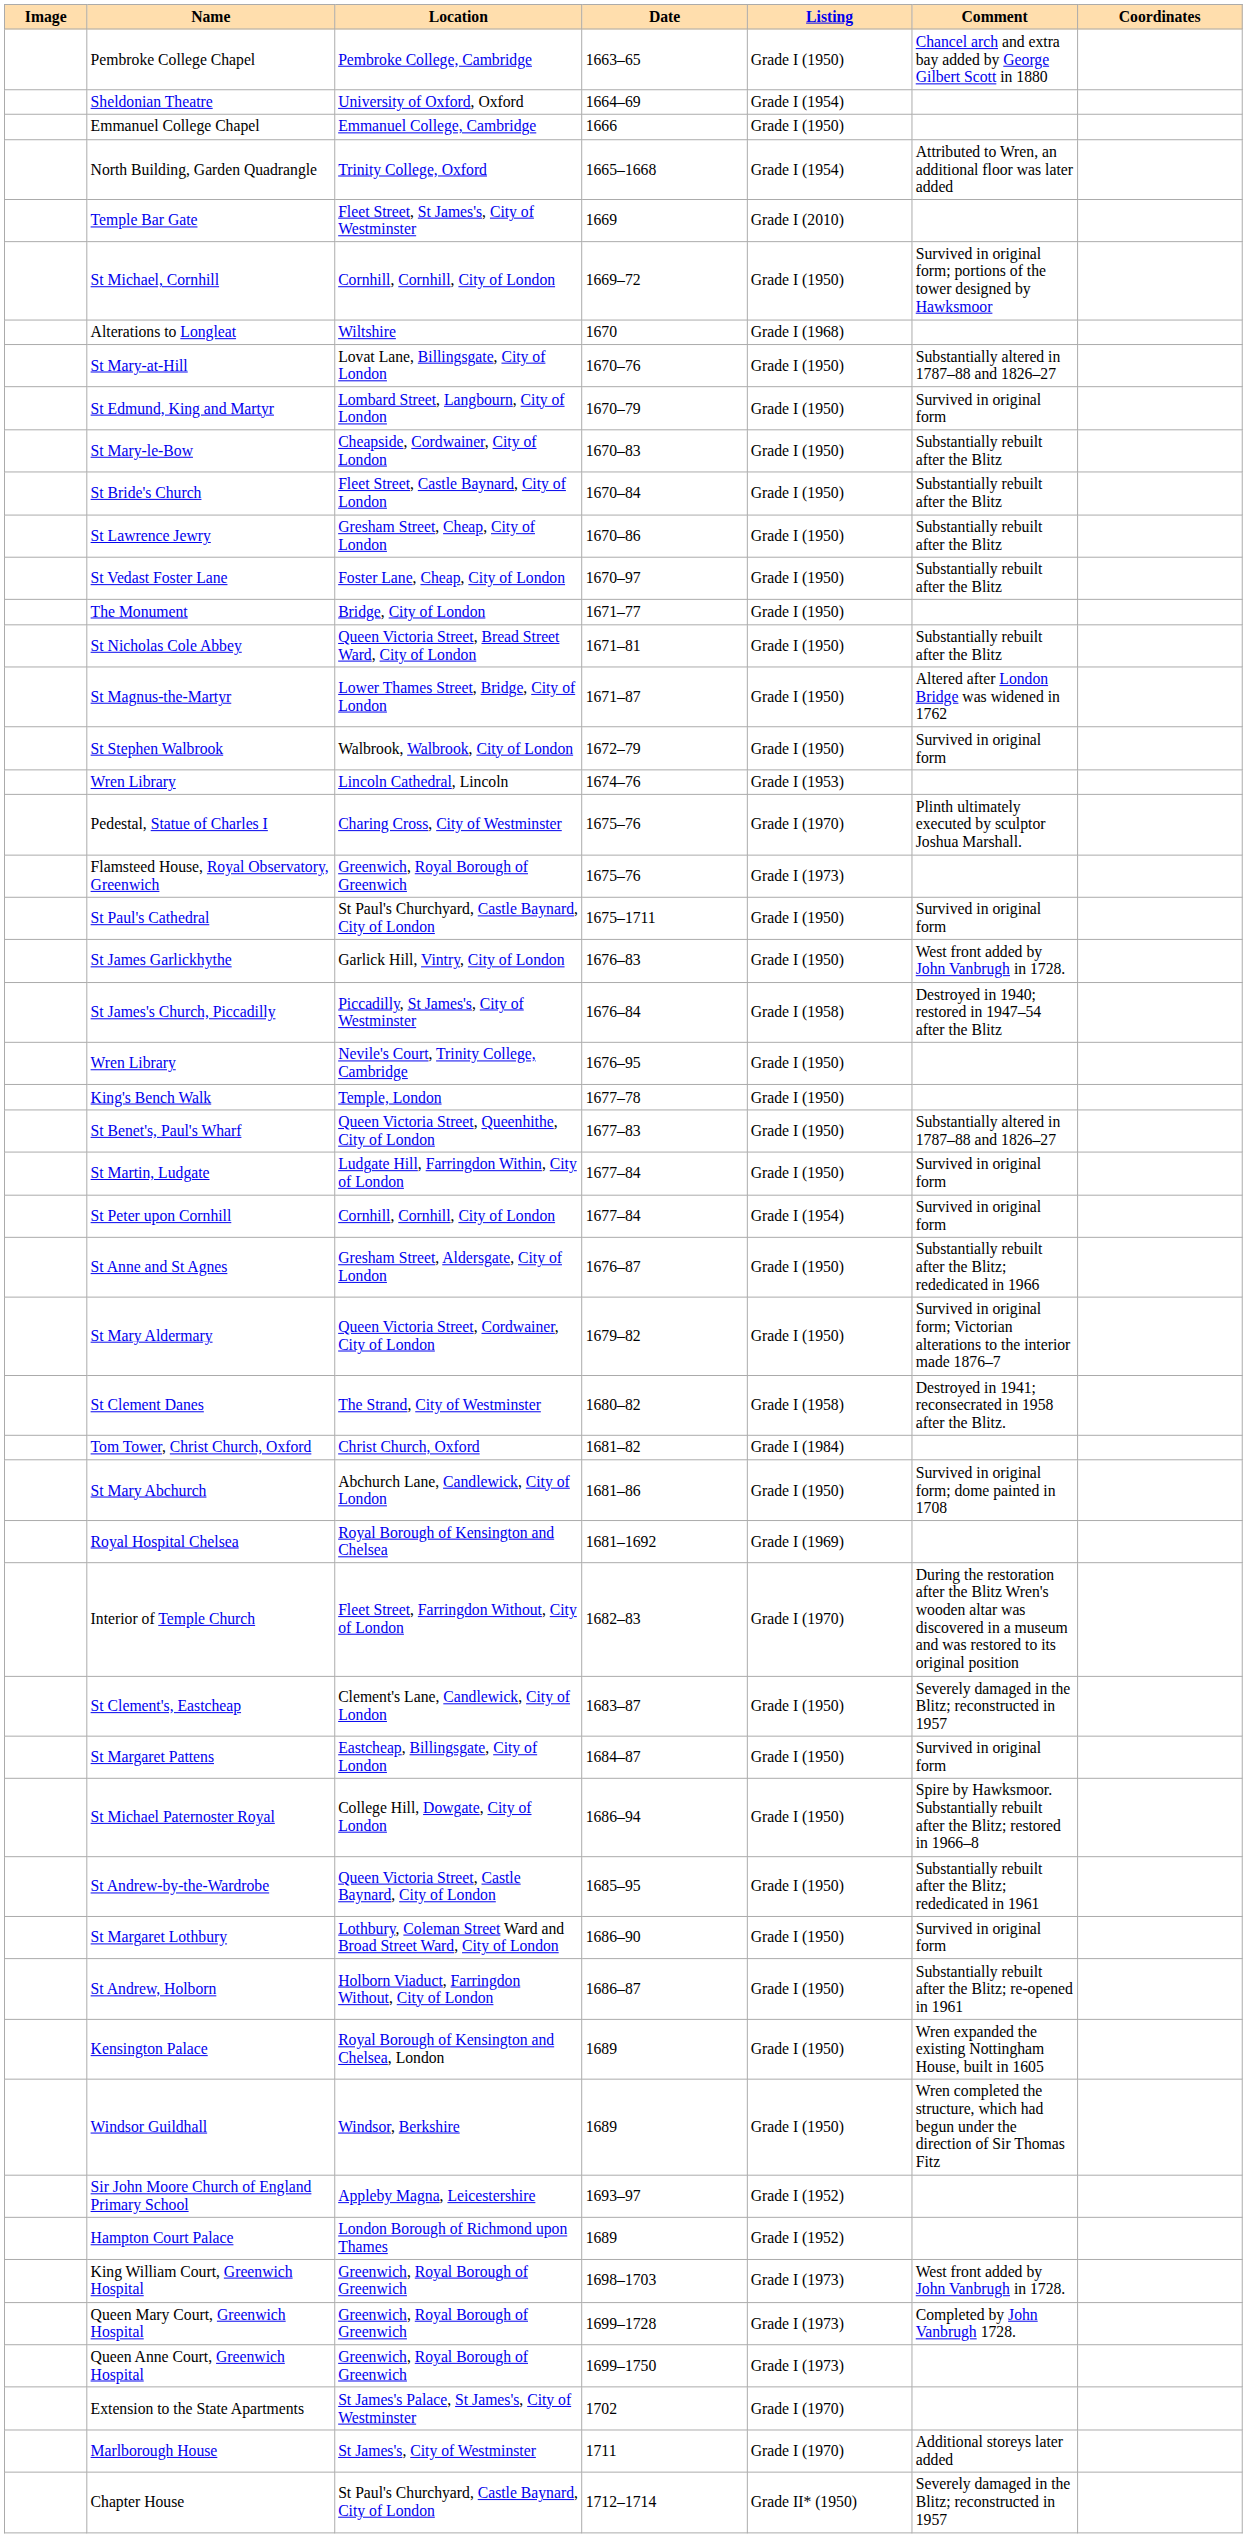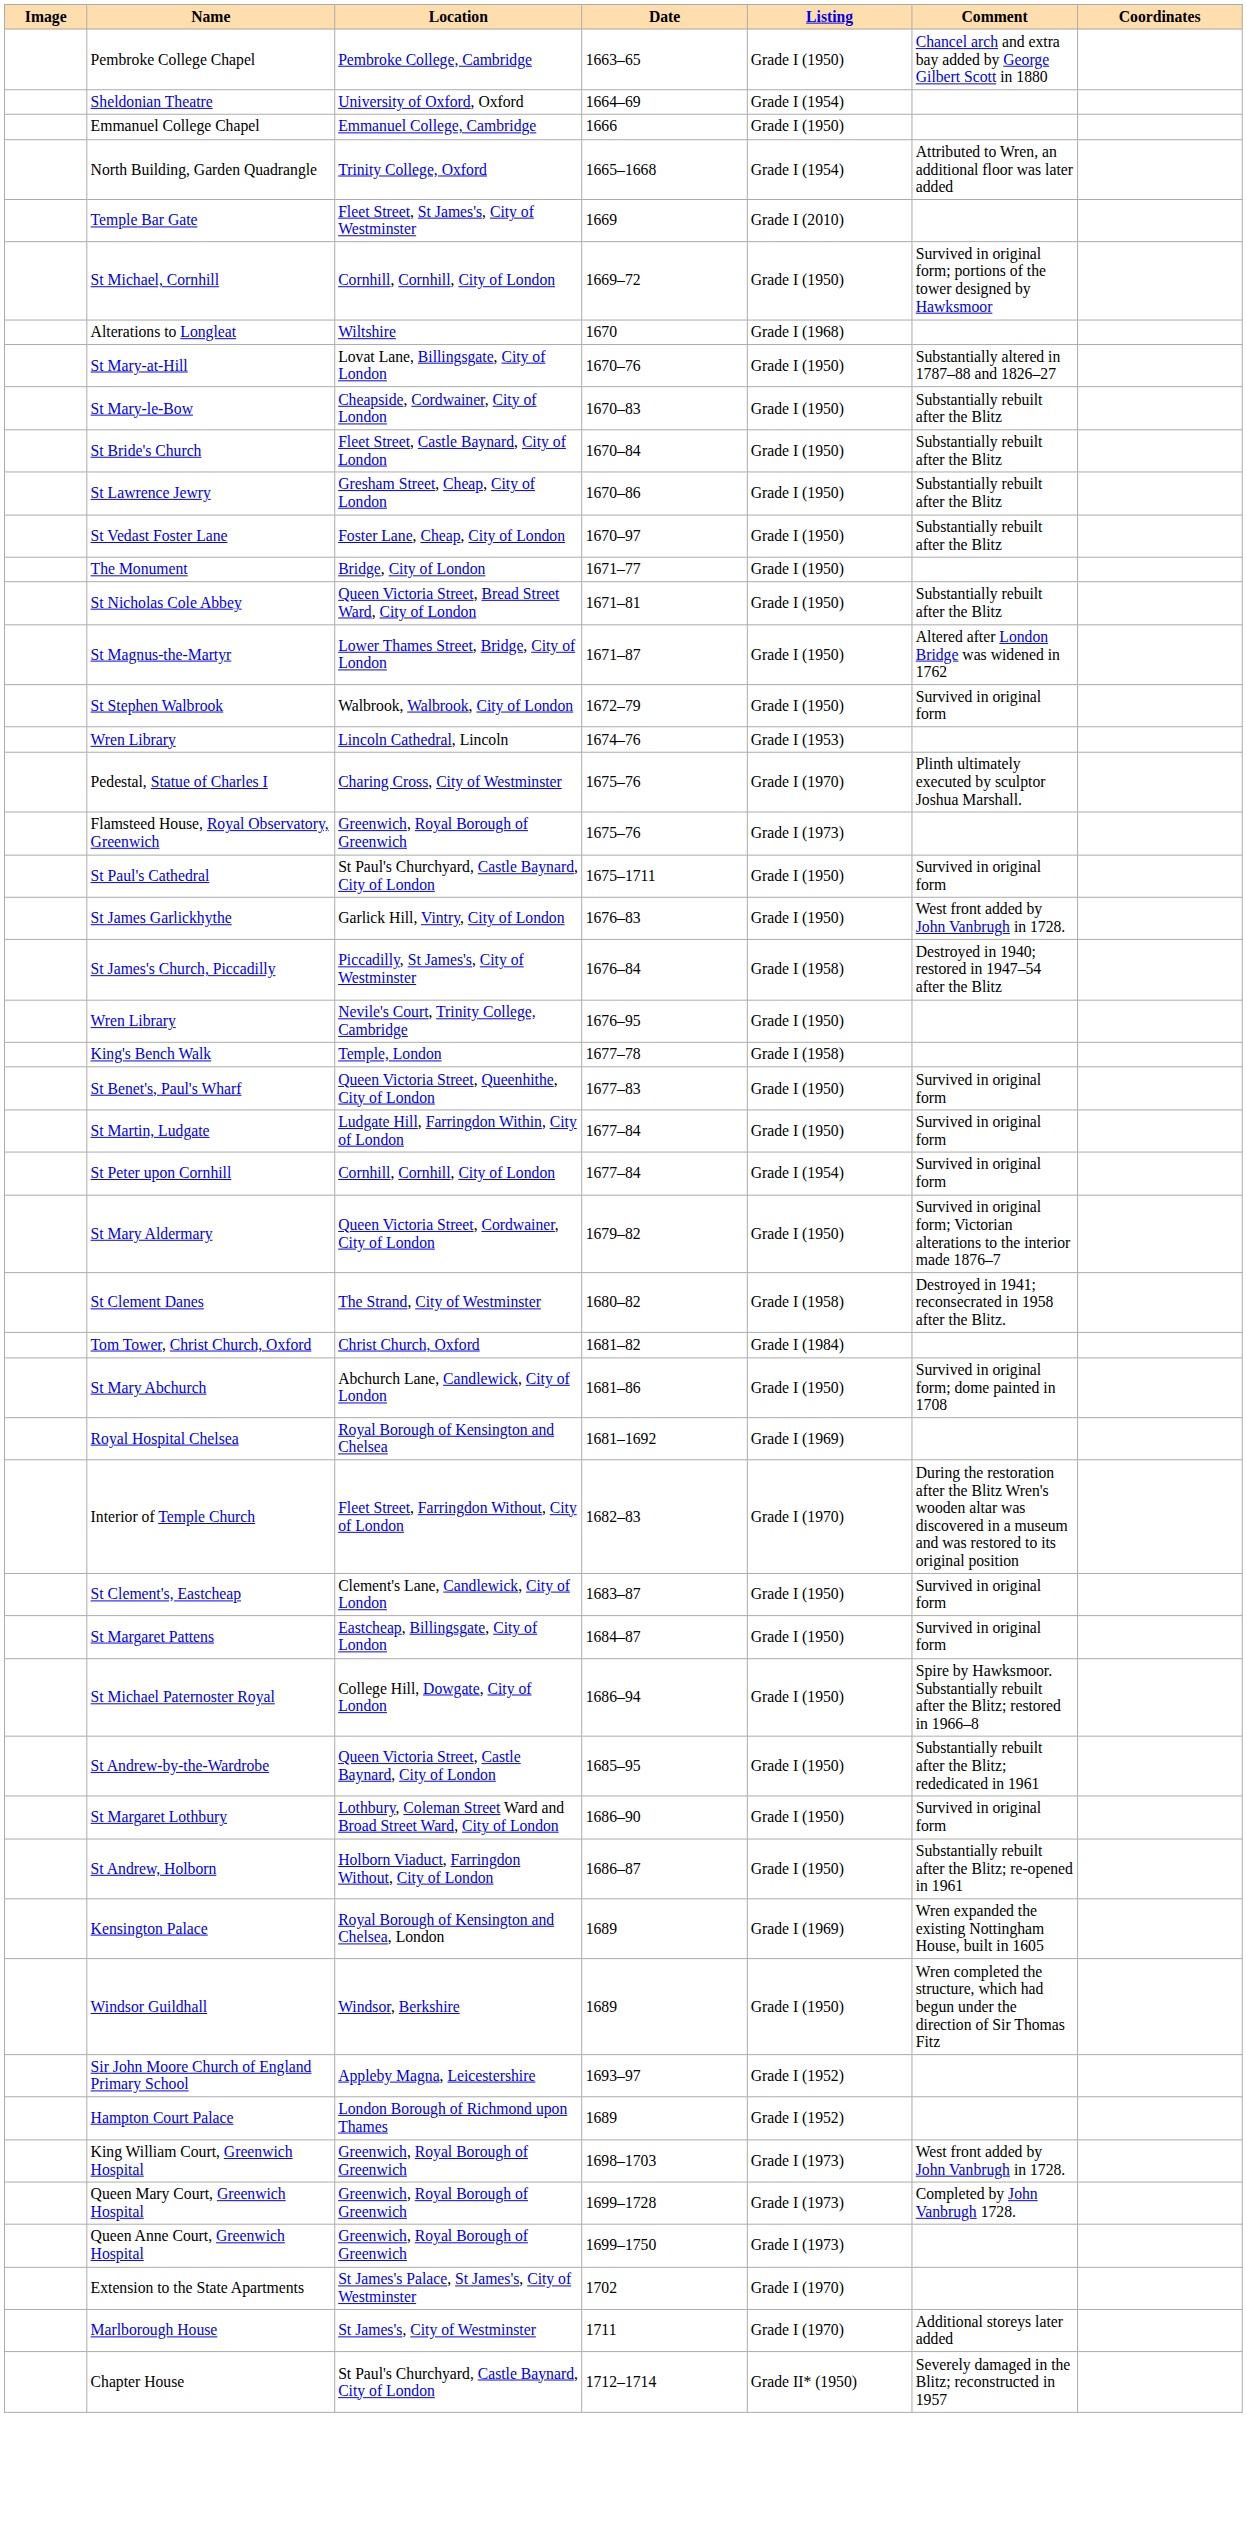- row: (182, 408)
(797, 1097) Grade I (1950) -> (797, 1054) Grade I (1958)
(988, 1130) Substantially altered in 1787–88 and 1826–27 -> (978, 1088) Survived in original form
- row: (159, 1267)
(993, 1705) Severely damaged in the Blitz; reconstructed in 1957 -> (978, 1594) Survived in original form
(797, 2049) Grade I (1950) -> (797, 1928) Grade I (1969)
